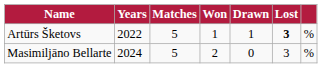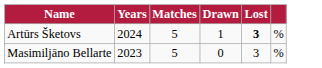- column: (215, 14)
(130, 33) 2022 -> (130, 33) 2024
(130, 53) 2024 -> (130, 53) 2023
